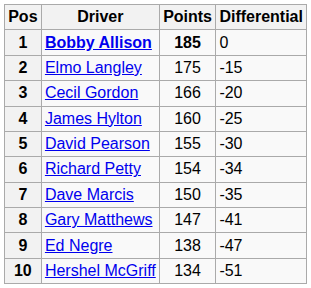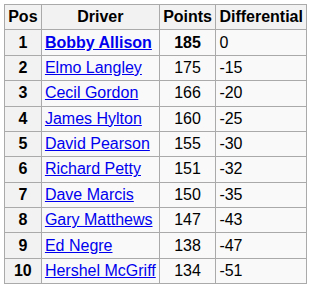(188, 169) 154 -> (188, 169) 151
(231, 169) -34 -> (231, 169) -32
(231, 220) -41 -> (231, 220) -43
